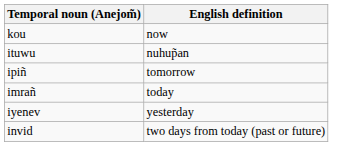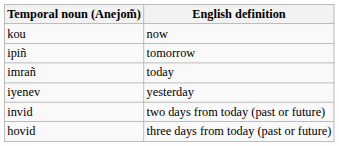- row: (21, 53)
+ row: (21, 131)
